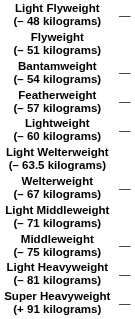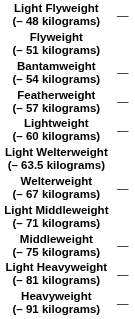+ row: (56, 303)
- row: (57, 303)
